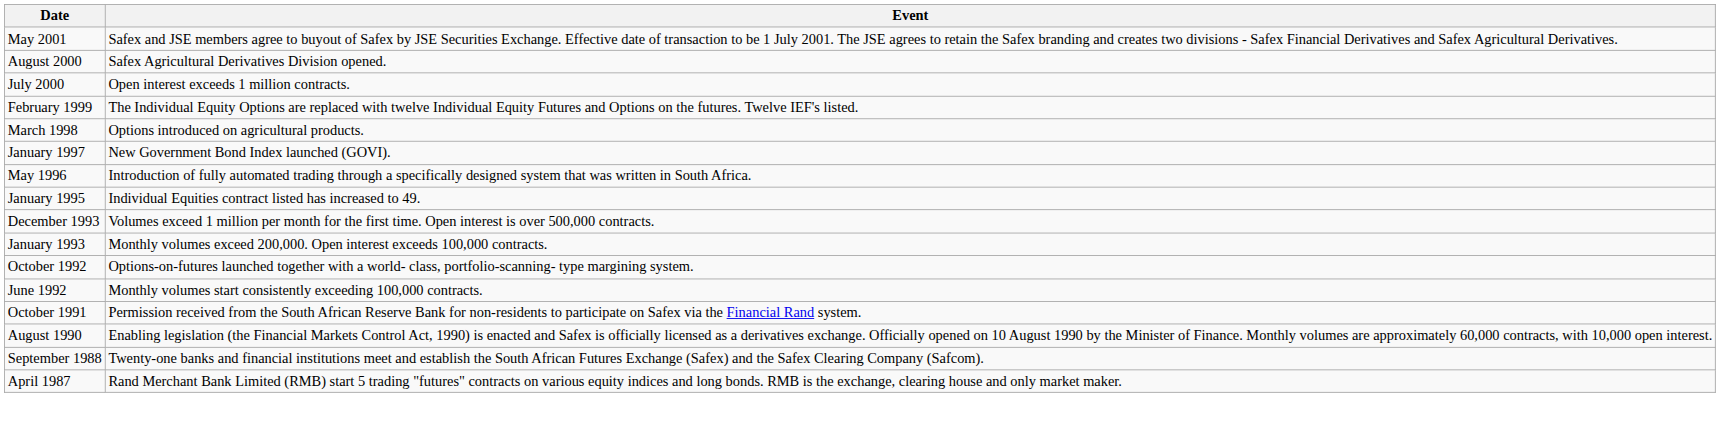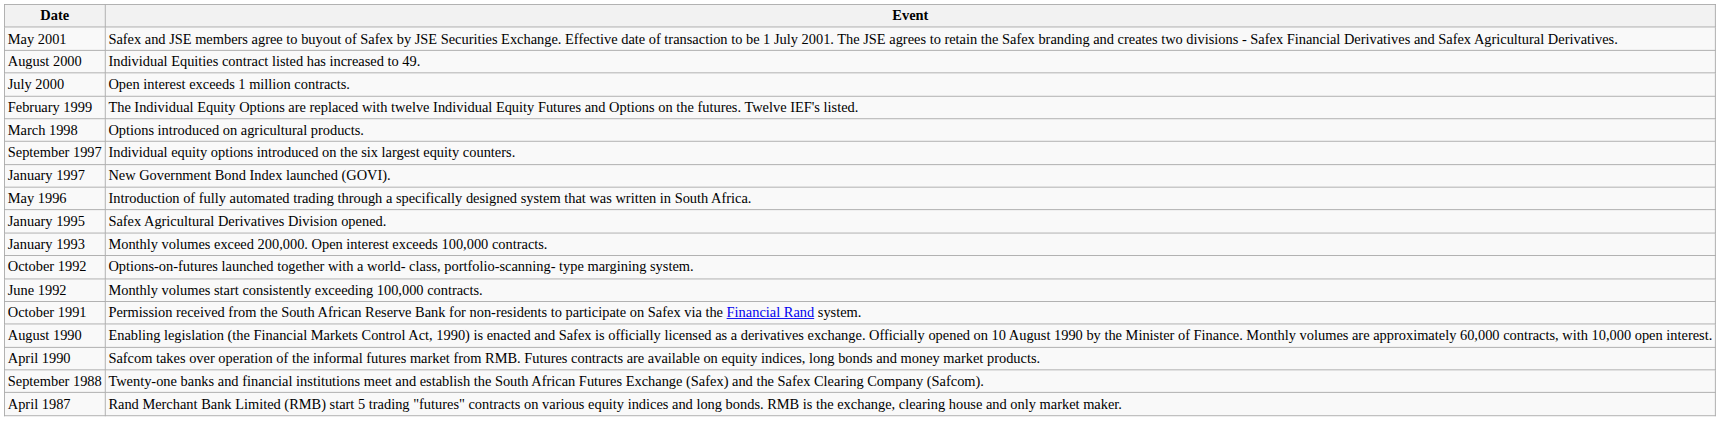(247, 61) Safex Agricultural Derivatives Division opened. -> (264, 61) Individual Equities contract listed has increased to 49.
+ row: (55, 152)
(264, 198) Individual Equities contract listed has increased to 49. -> (247, 221) Safex Agricultural Derivatives Division opened.
- row: (54, 221)
+ row: (39, 358)
